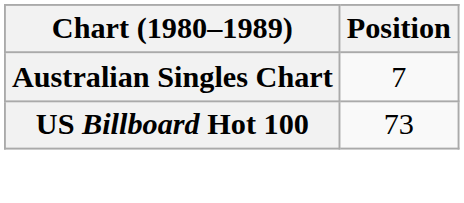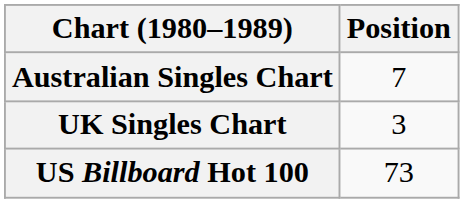+ row: (172, 124)
